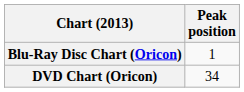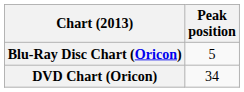(212, 53) 1 -> (212, 53) 5
